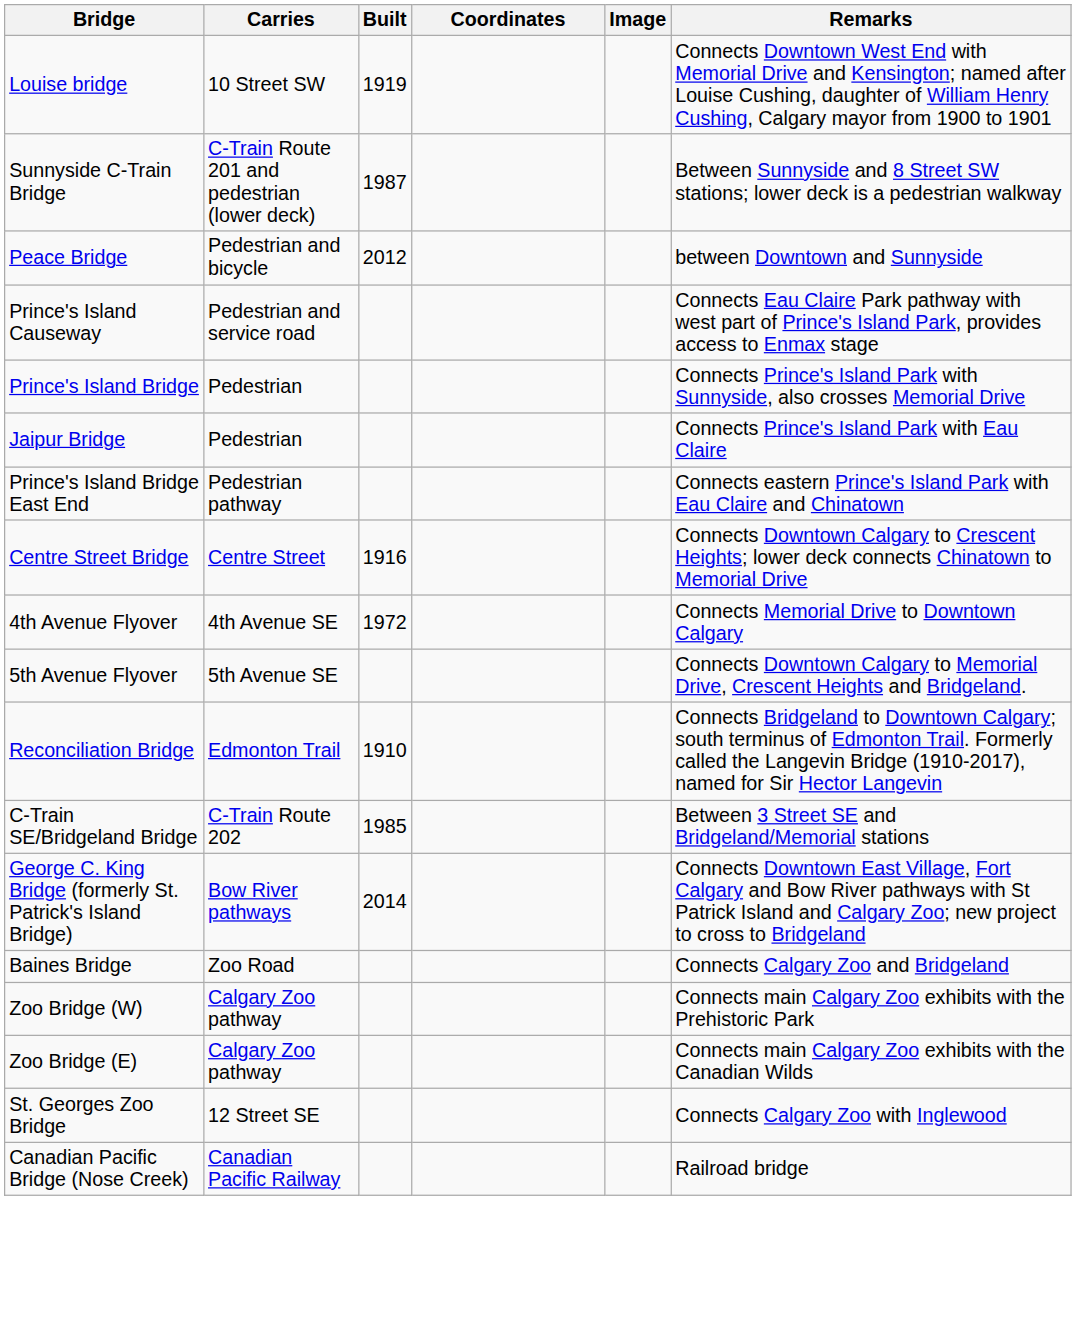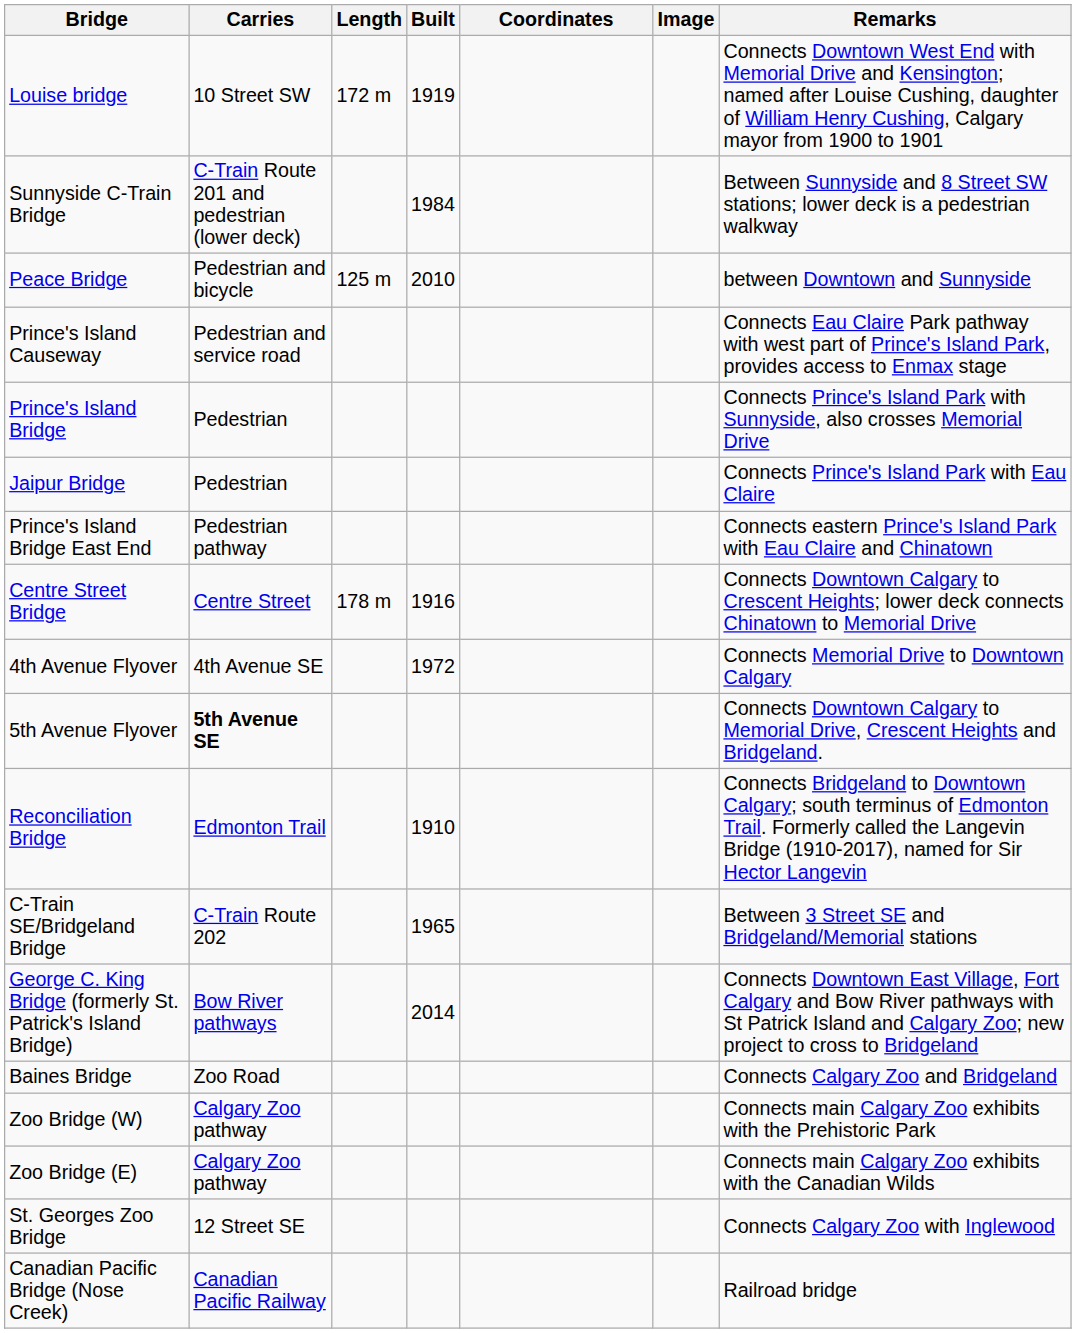+ column: (369, 20)
(385, 182) 1987 -> (433, 204) 1984
(385, 257) 2012 -> (433, 279) 2010
(273, 675) normal -> (246, 730) bold
(385, 826) 1985 -> (433, 926) 1965
